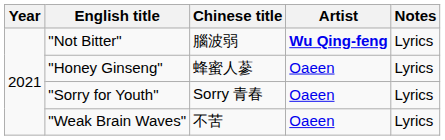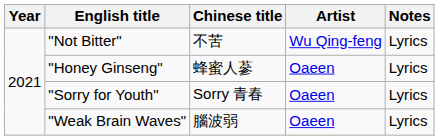(216, 41) 腦波弱 -> (208, 41) 不苦
(339, 41) bold -> (336, 41) normal
(208, 121) 不苦 -> (216, 121) 腦波弱
